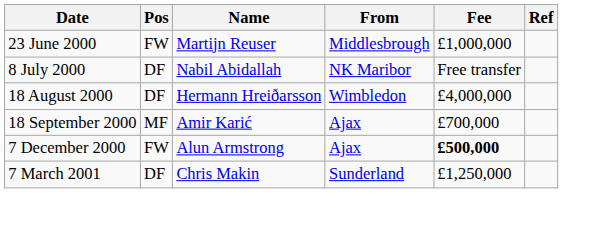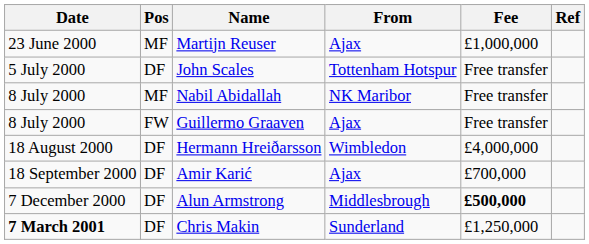(156, 43) FW -> (156, 43) MF
(379, 43) Middlesbrough -> (345, 43) Ajax
+ row: (215, 69)
(155, 69) DF -> (156, 95) MF
+ row: (240, 122)
(156, 122) MF -> (155, 174) DF
(156, 148) FW -> (155, 200) DF
(345, 148) Ajax -> (379, 200) Middlesbrough
(55, 174) normal -> (57, 226) bold
